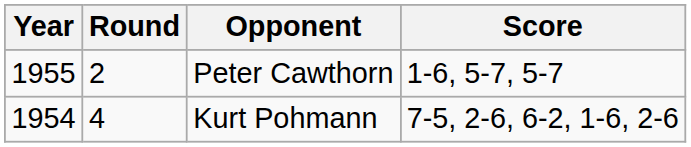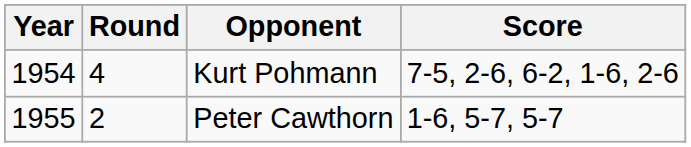rows swapped: (285, 118) <-> (293, 73)
